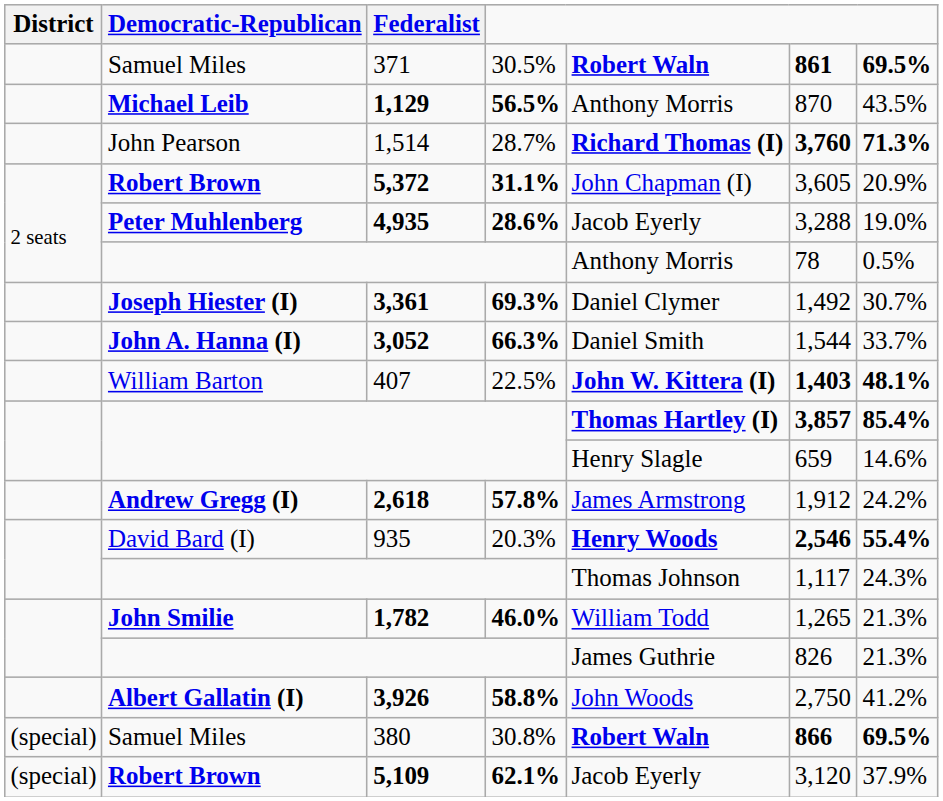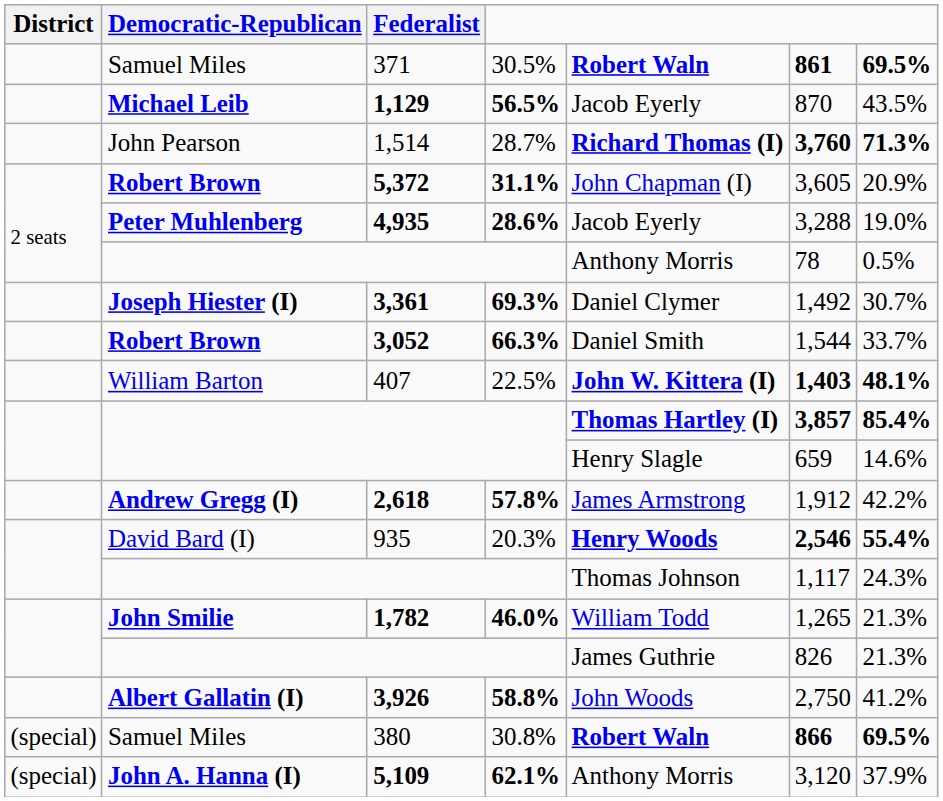(652, 103) Anthony Morris -> (636, 103) Jacob Eyerly
(204, 340) John A. Hanna (I) -> (184, 340) Robert Brown
(895, 499) 24.2% -> (895, 499) 42.2%
(184, 776) Robert Brown -> (204, 776) John A. Hanna (I)
(636, 776) Jacob Eyerly -> (652, 776) Anthony Morris
